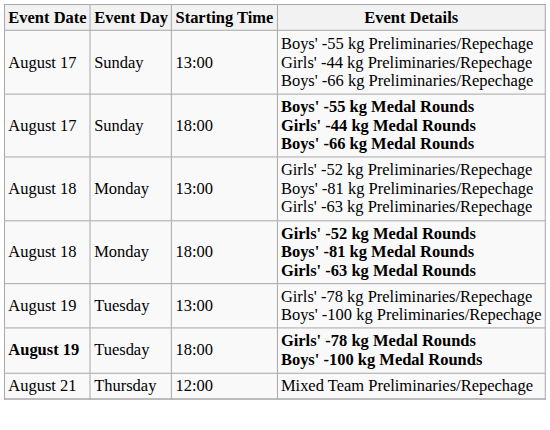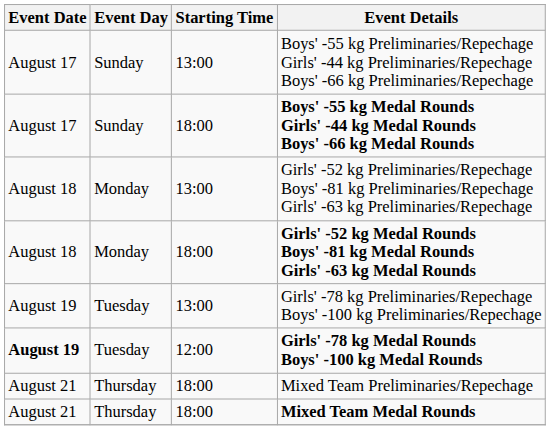(194, 350) 18:00 -> (194, 350) 12:00
(194, 385) 12:00 -> (194, 385) 18:00
+ row: (378, 412)
